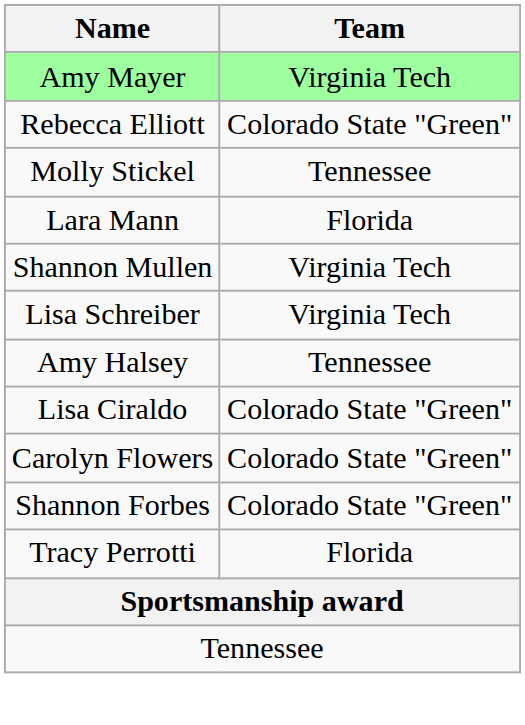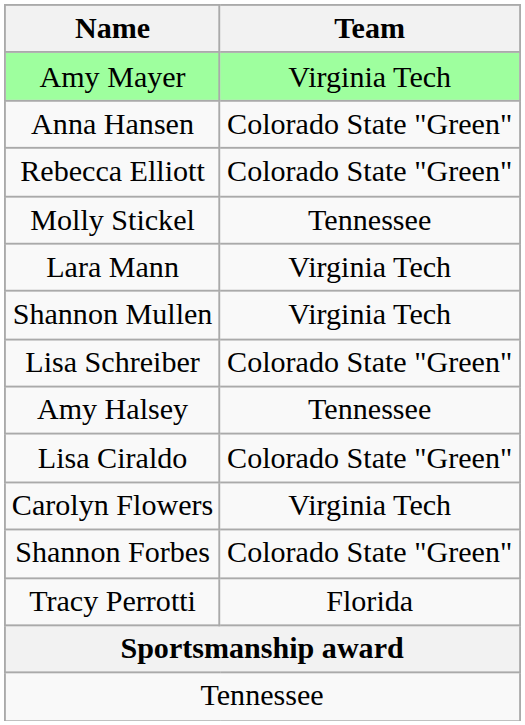+ row: (113, 123)
(370, 219) Florida -> (370, 266) Virginia Tech
(370, 314) Virginia Tech -> (370, 362) Colorado State "Green"
(370, 457) Colorado State "Green" -> (370, 505) Virginia Tech
